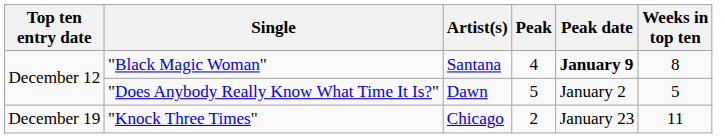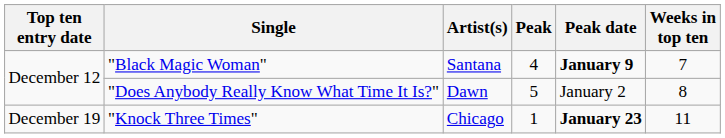(675, 64) 8 -> (683, 64) 7
(675, 91) 5 -> (683, 91) 8
(534, 118) 2 -> (534, 118) 1
(597, 118) normal -> (601, 118) bold
